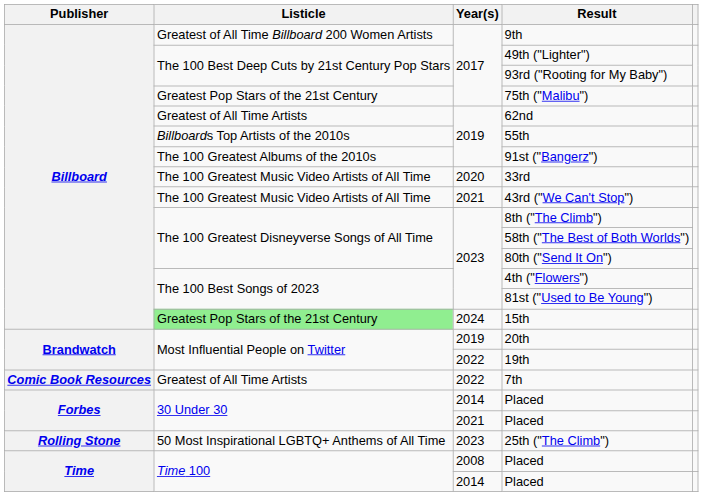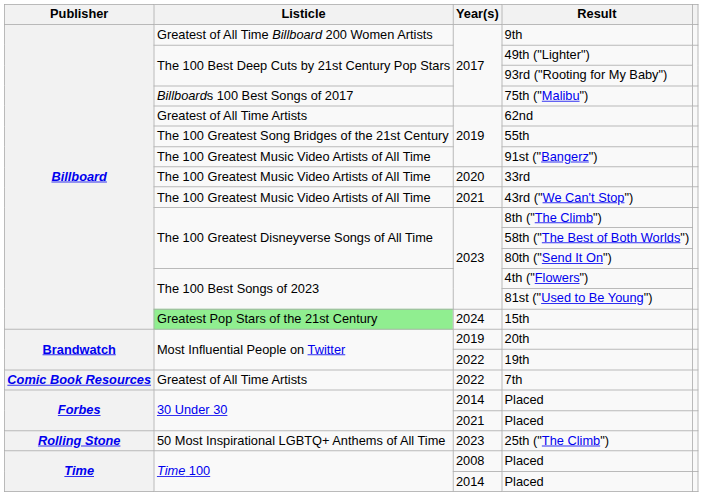(267, 95) Greatest Pop Stars of the 21st Century -> (255, 95) Billboards 100 Best Songs of 2017
(253, 136) Billboards Top Artists of the 2010s -> (303, 136) The 100 Greatest Song Bridges of the 21st Century
(267, 156) The 100 Greatest Albums of the 2010s -> (294, 156) The 100 Greatest Music Video Artists of All Time
